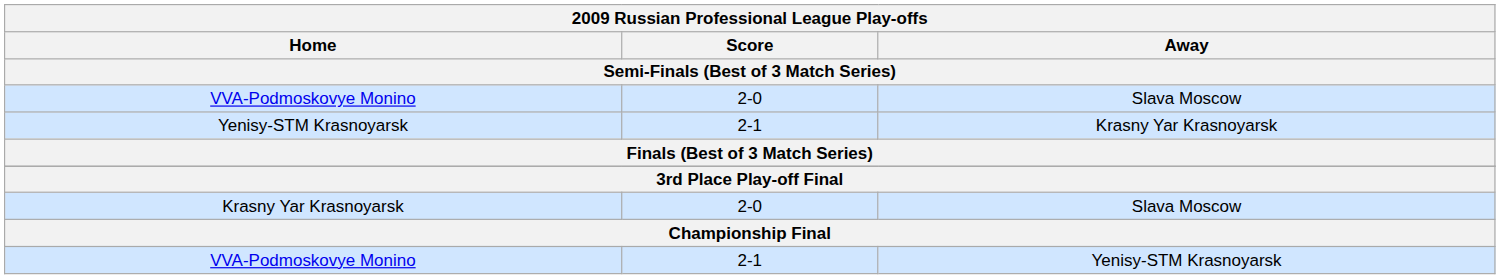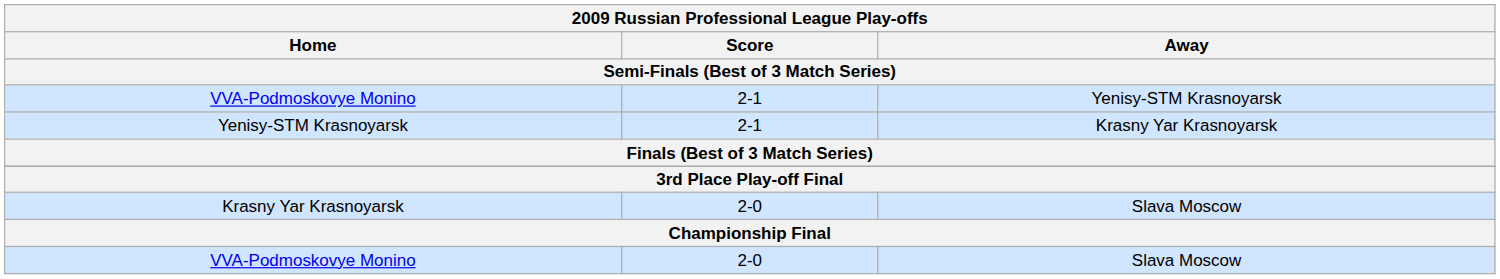rows swapped: (313, 99) <-> (313, 260)
